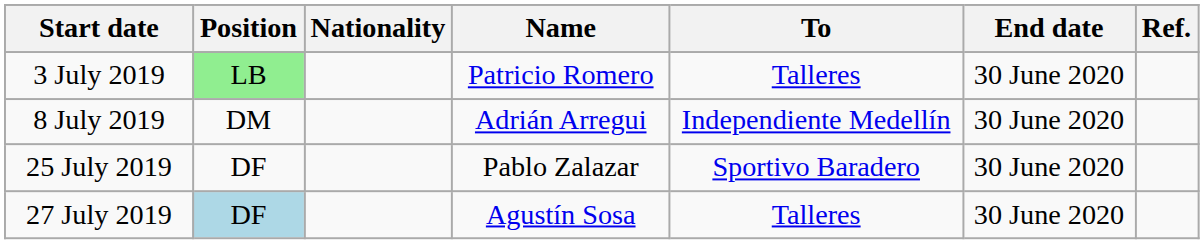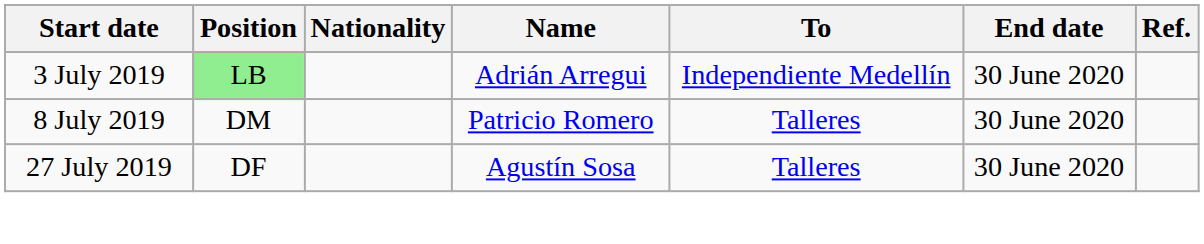(561, 74) Patricio Romero -> (561, 74) Adrián Arregui
(816, 74) Talleres -> (816, 74) Independiente Medellín
(561, 121) Adrián Arregui -> (561, 121) Patricio Romero
(816, 121) Independiente Medellín -> (816, 121) Talleres
- row: (99, 167)
(248, 214) lightblue background -> (248, 167) no background
